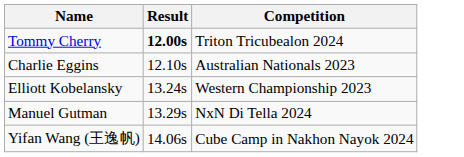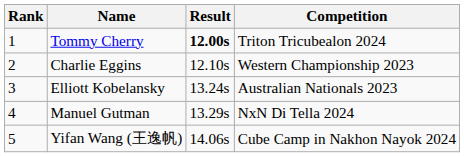+ column: (26, 16)
(275, 64) Australian Nationals 2023 -> (326, 64) Western Championship 2023
(283, 88) Western Championship 2023 -> (318, 88) Australian Nationals 2023
